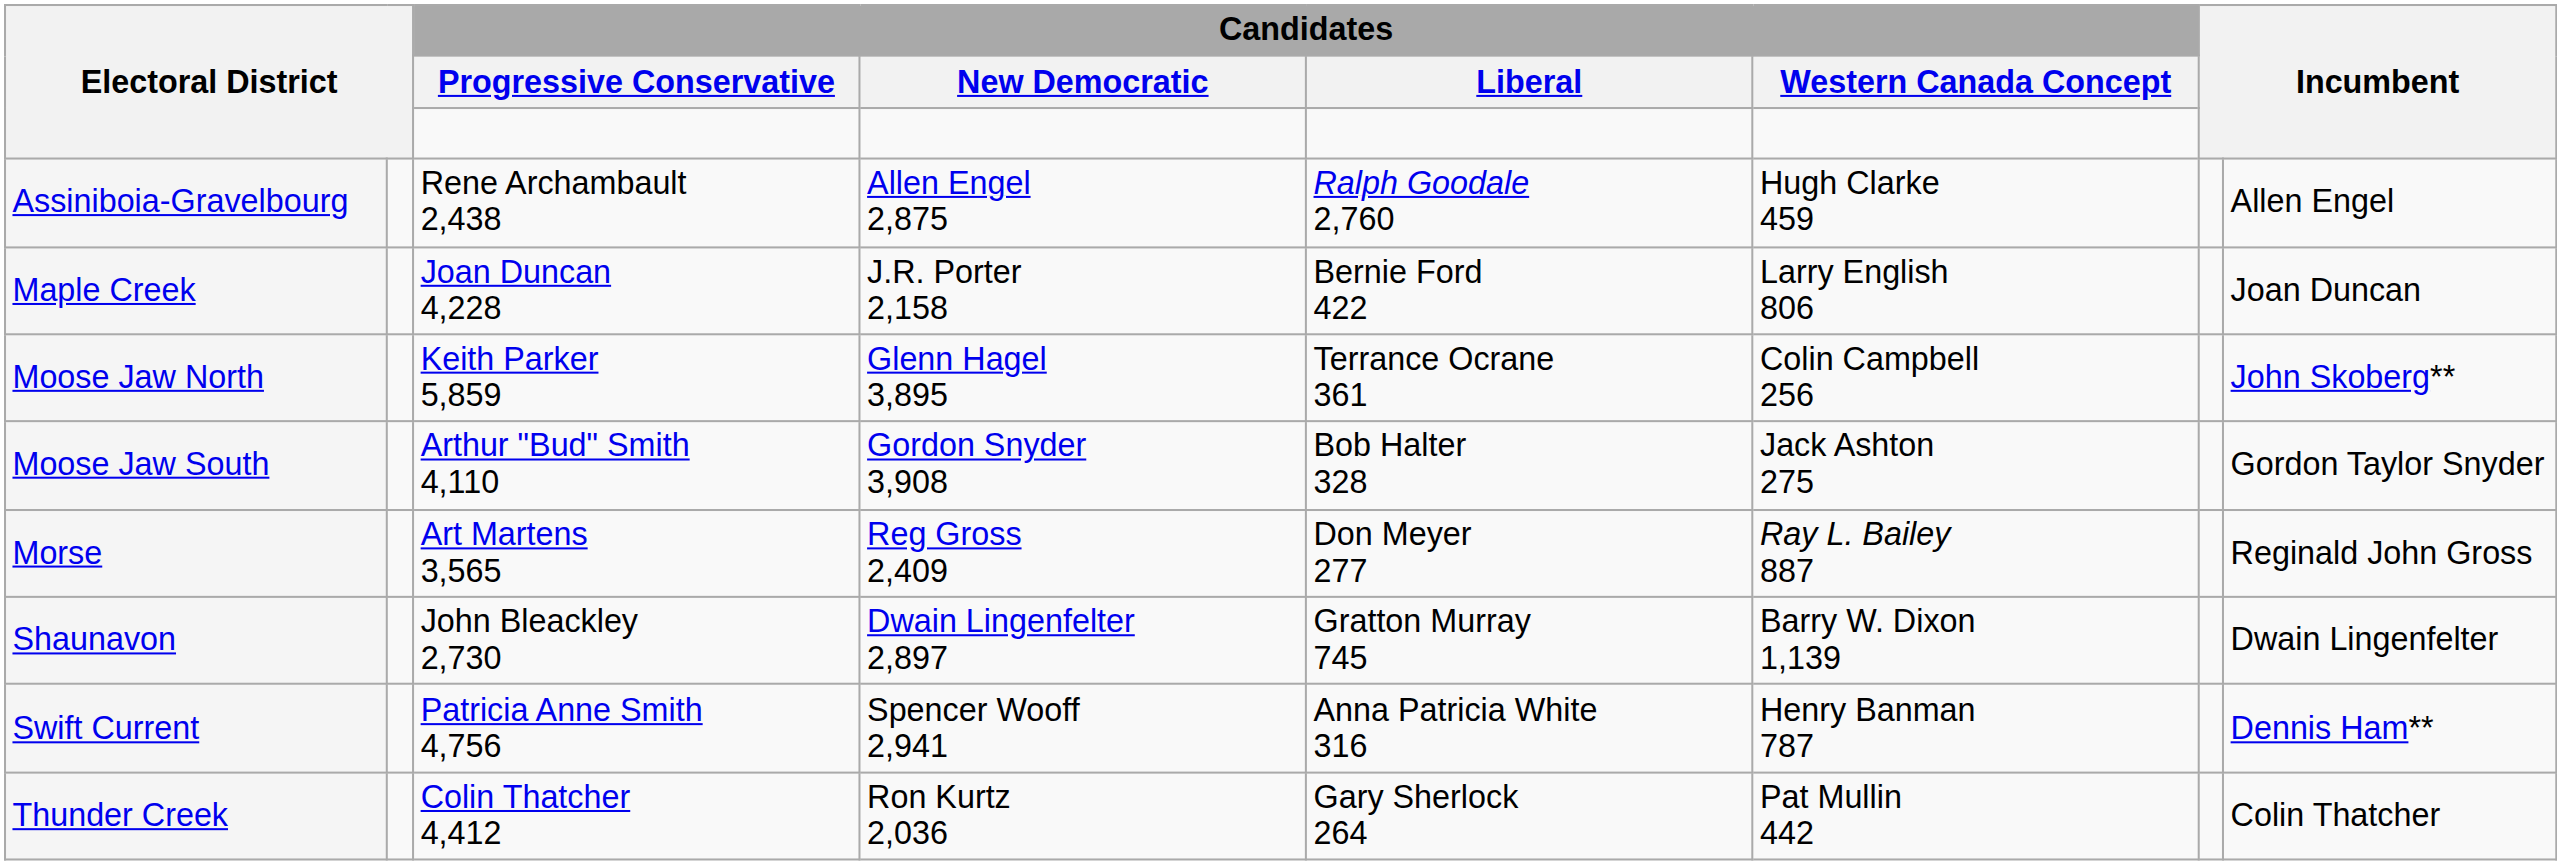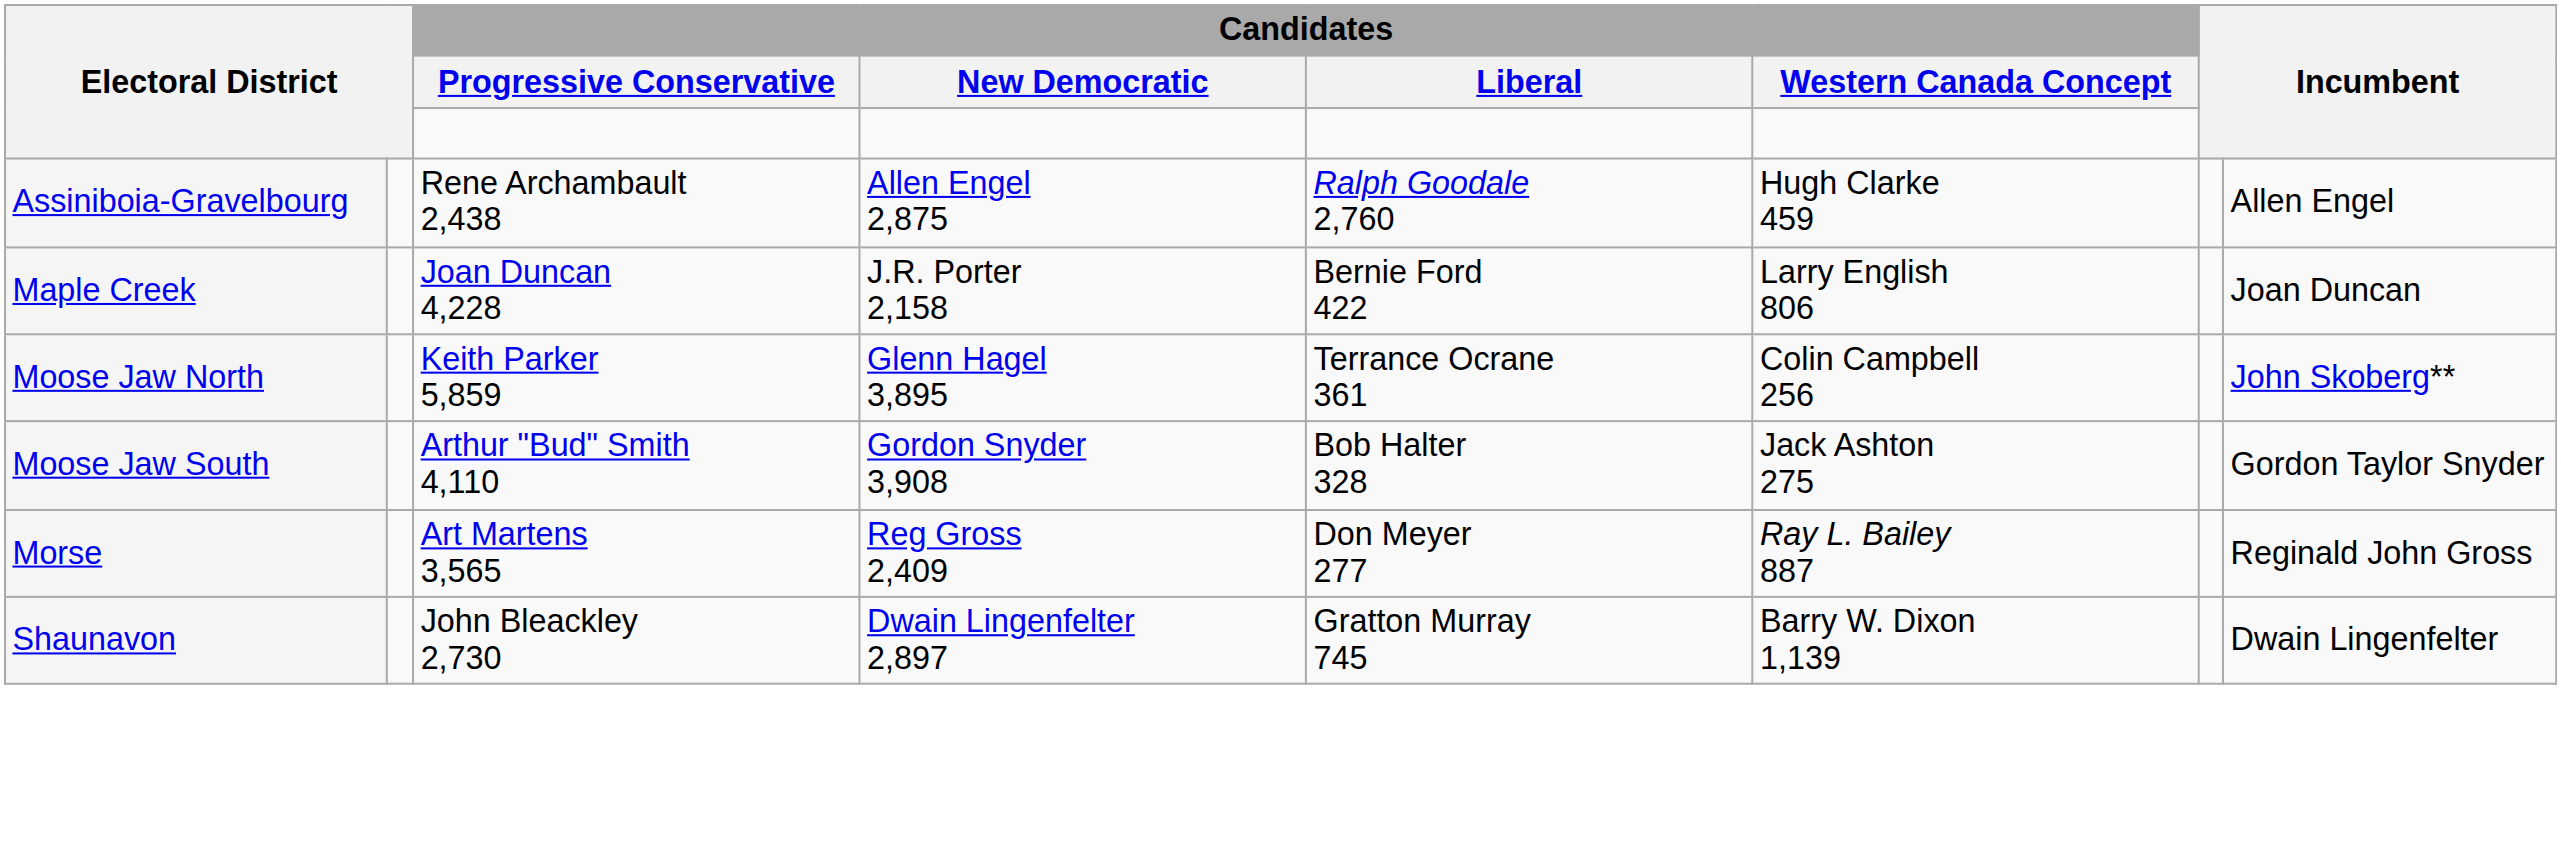- row: (106, 727)
- row: (120, 815)
